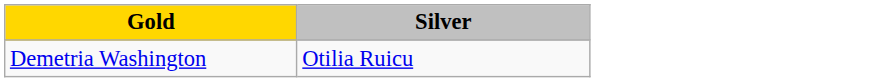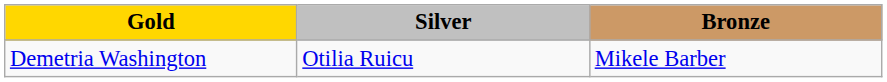+ column: (736, 22)
